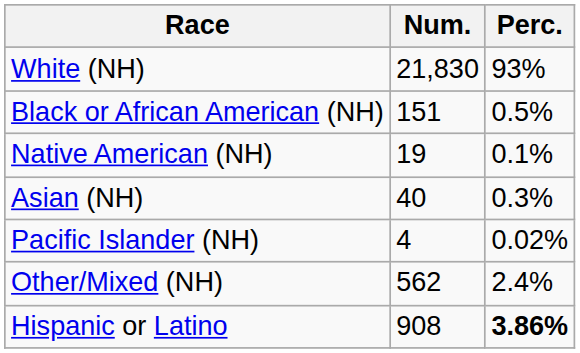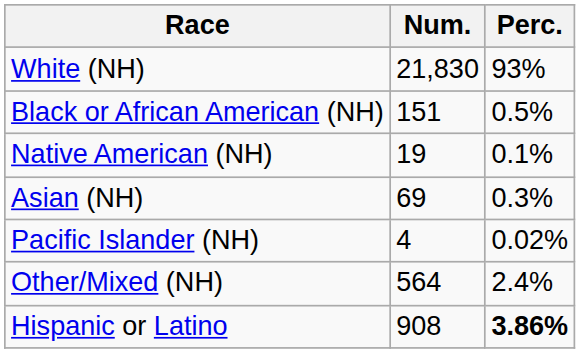(411, 197) 40 -> (411, 197) 69
(419, 283) 562 -> (419, 283) 564
